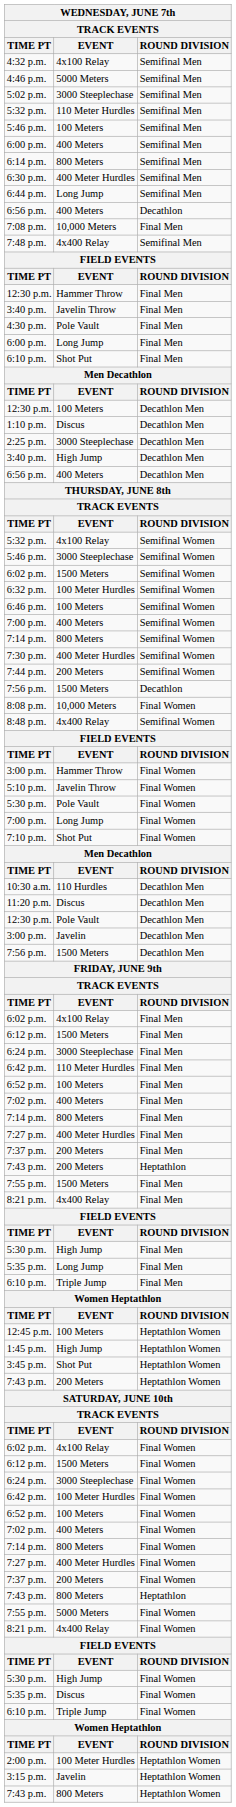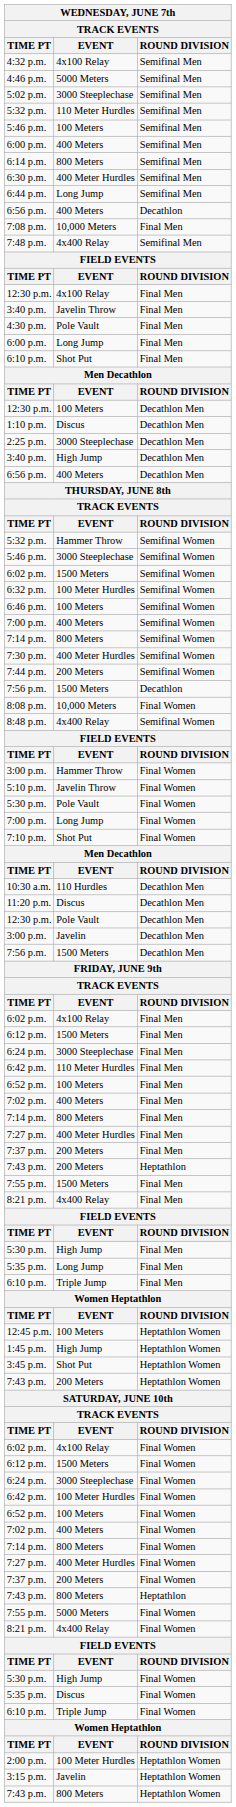(90, 293) Hammer Throw -> (83, 293) 4x100 Relay
(83, 540) 4x100 Relay -> (90, 540) Hammer Throw
